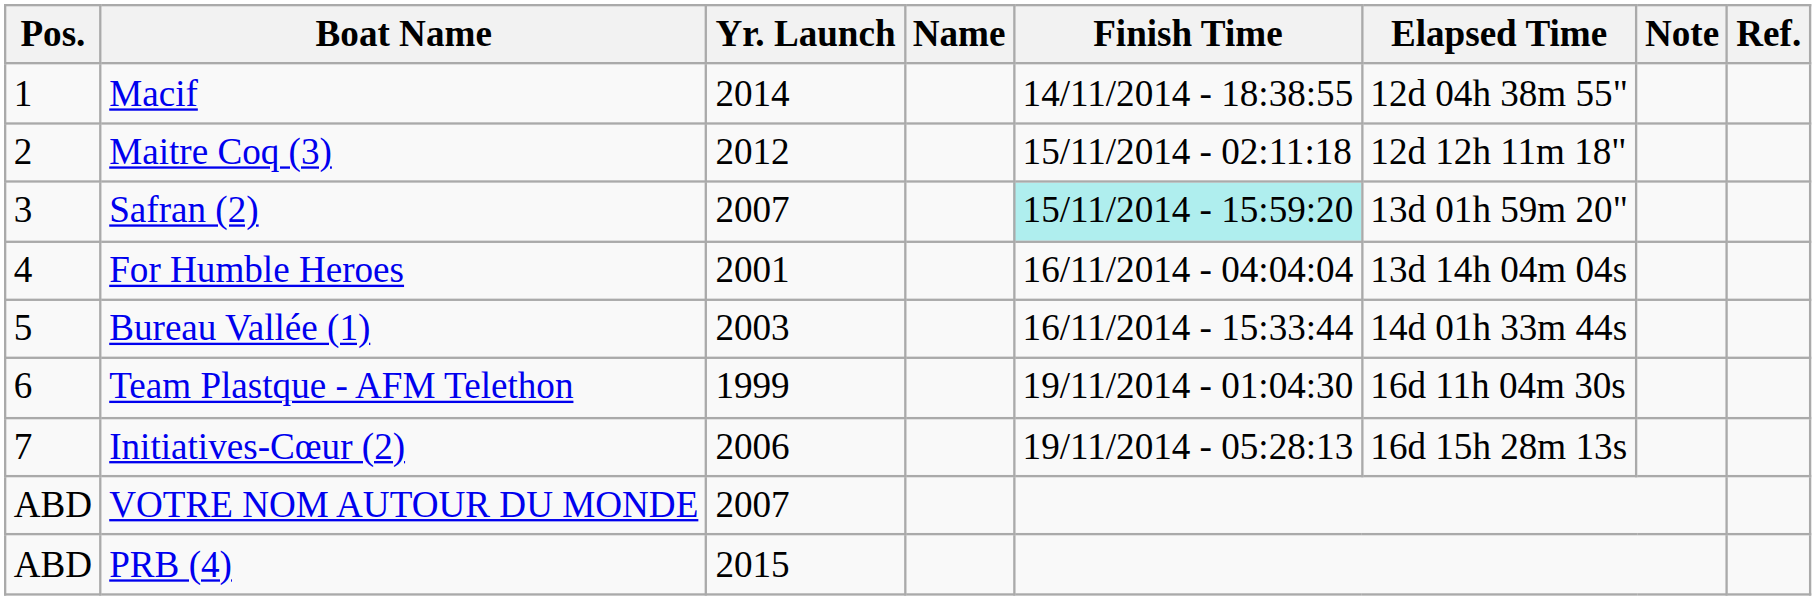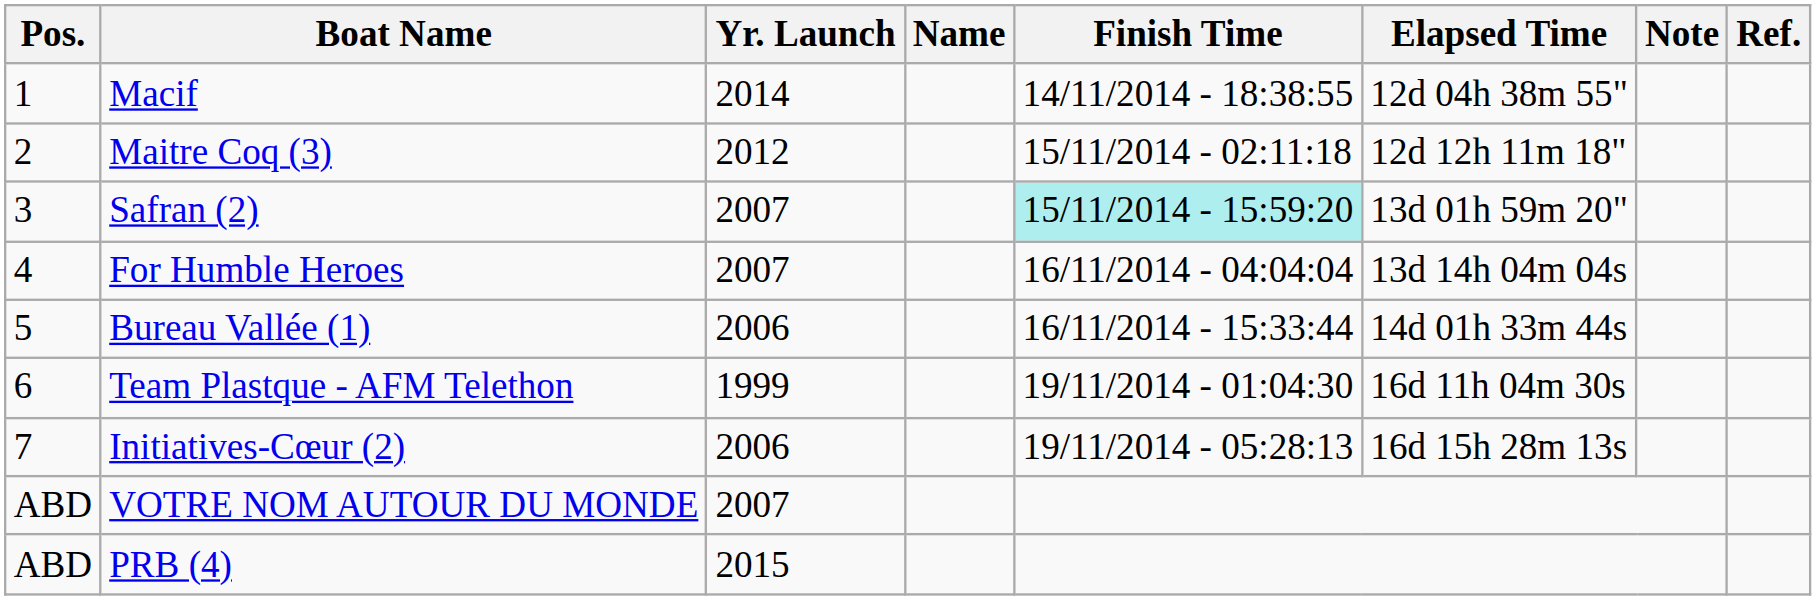(753, 269) 2001 -> (753, 269) 2007
(753, 328) 2003 -> (753, 328) 2006
